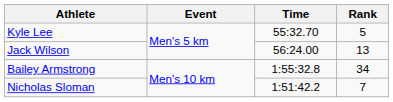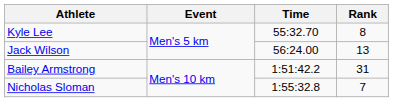(363, 32) 5 -> (363, 32) 8
(296, 69) 1:55:32.8 -> (296, 69) 1:51:42.2
(363, 69) 34 -> (363, 69) 31
(296, 88) 1:51:42.2 -> (296, 88) 1:55:32.8
